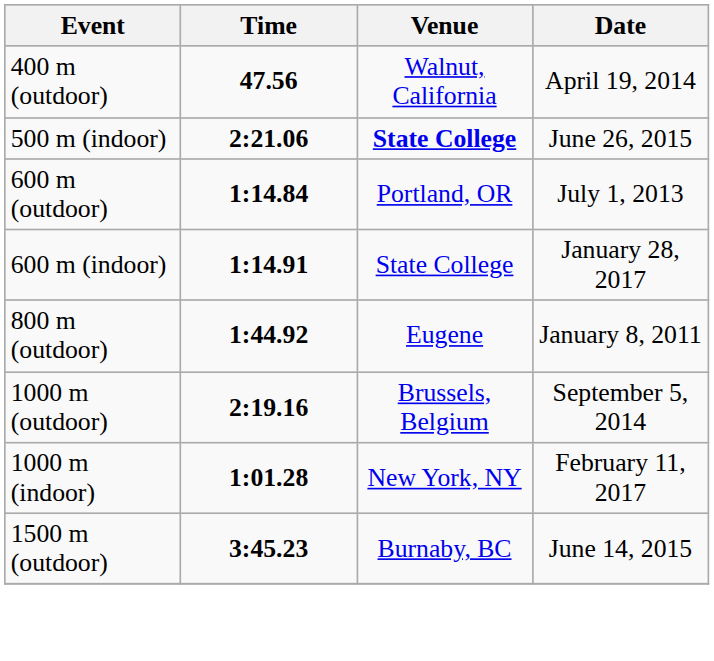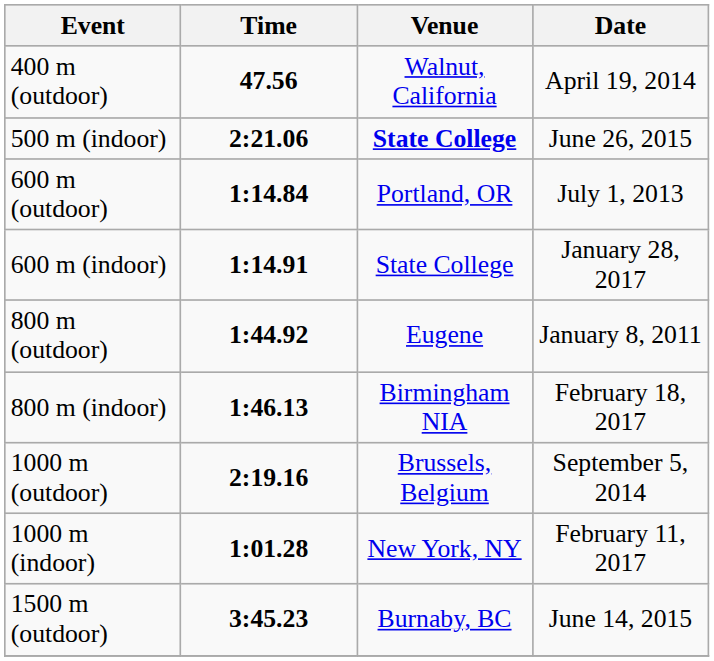+ row: (89, 406)
